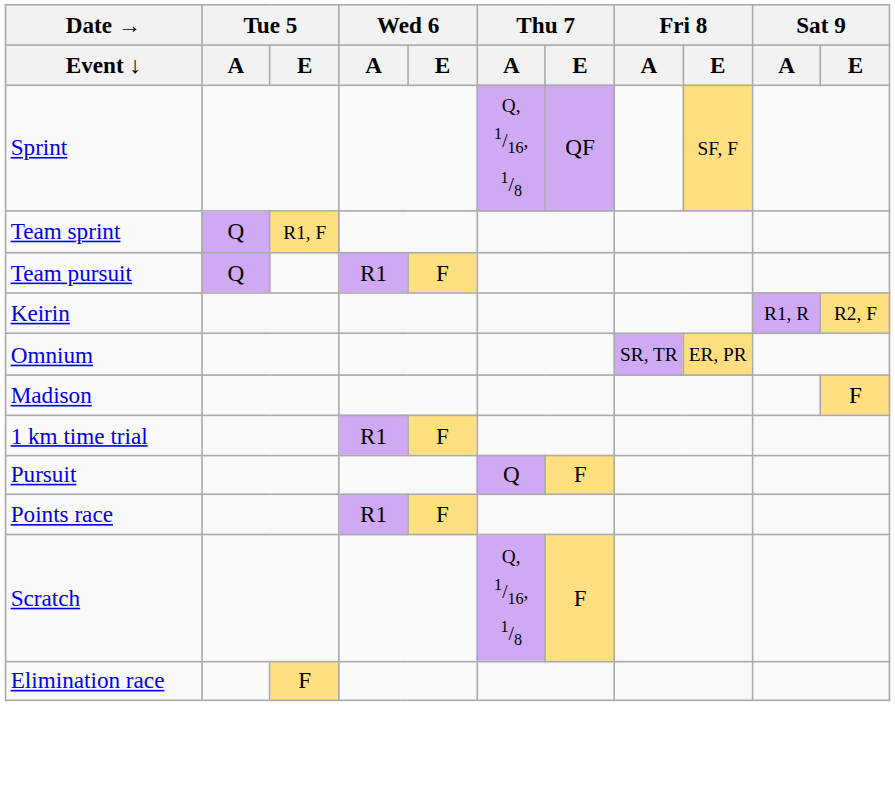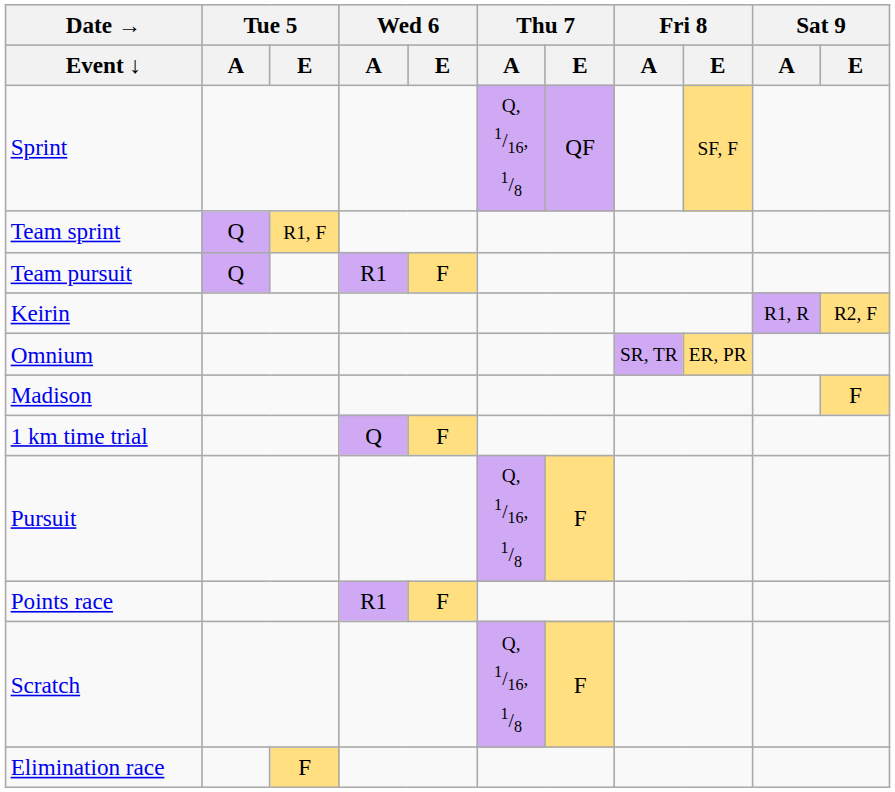(374, 435) R1 -> (374, 435) Q
(511, 475) Q -> (511, 517) Q, 1/16, 1/8
